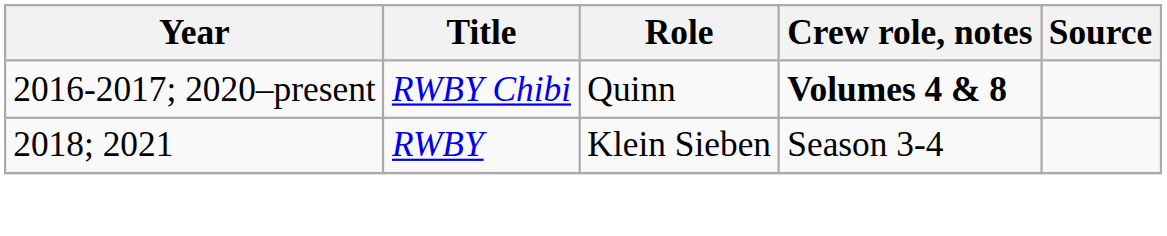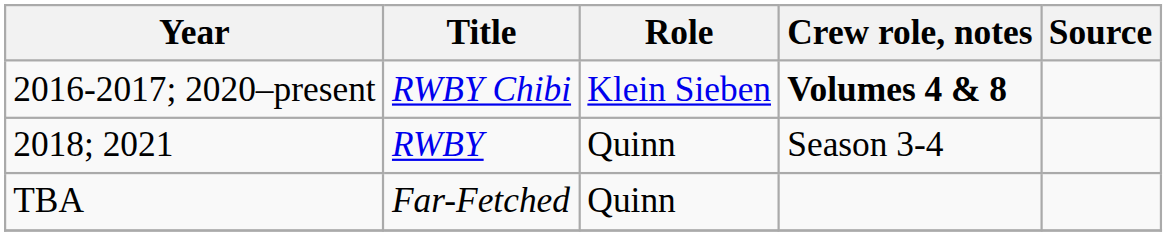(632, 88) Quinn -> (679, 88) Klein Sieben
(679, 144) Klein Sieben -> (632, 144) Quinn
+ row: (49, 200)
